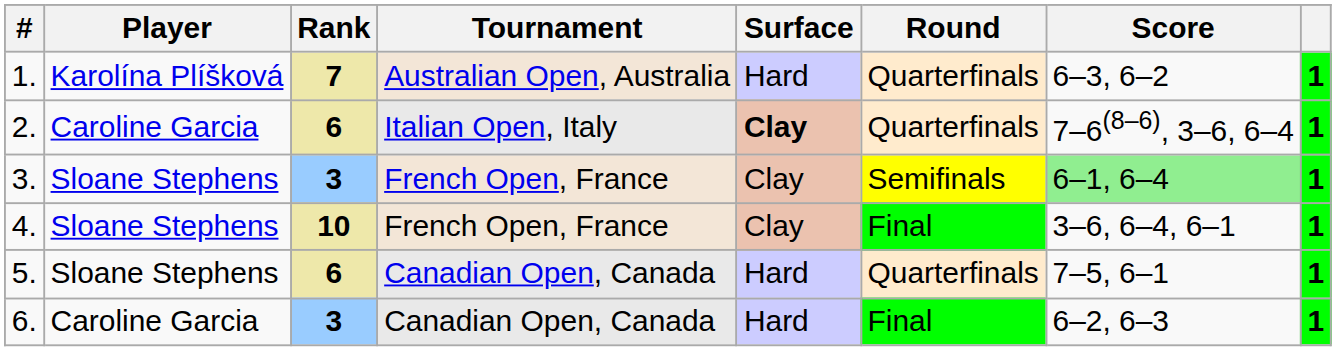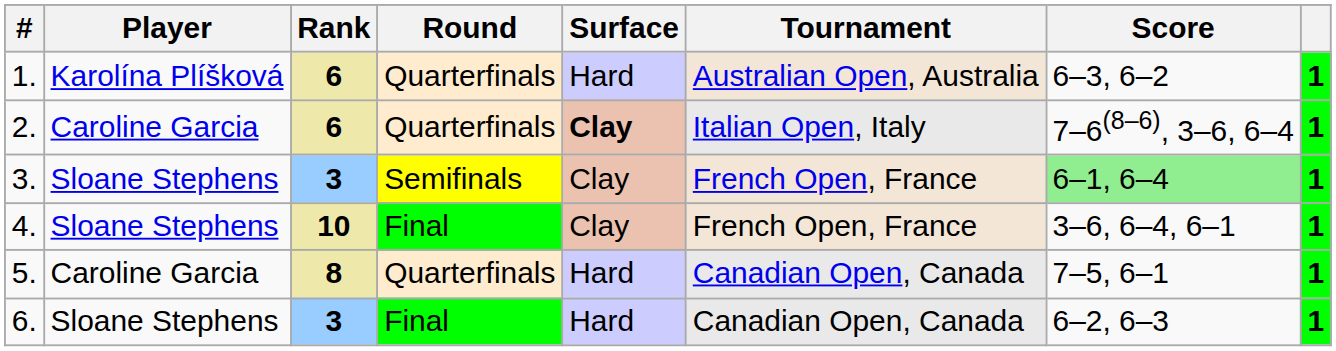columns swapped: (557, 28) <-> (953, 28)
(334, 75) 7 -> (334, 75) 6
(165, 273) Sloane Stephens -> (155, 273) Caroline Garcia
(334, 273) 6 -> (334, 273) 8
(155, 321) Caroline Garcia -> (165, 321) Sloane Stephens
